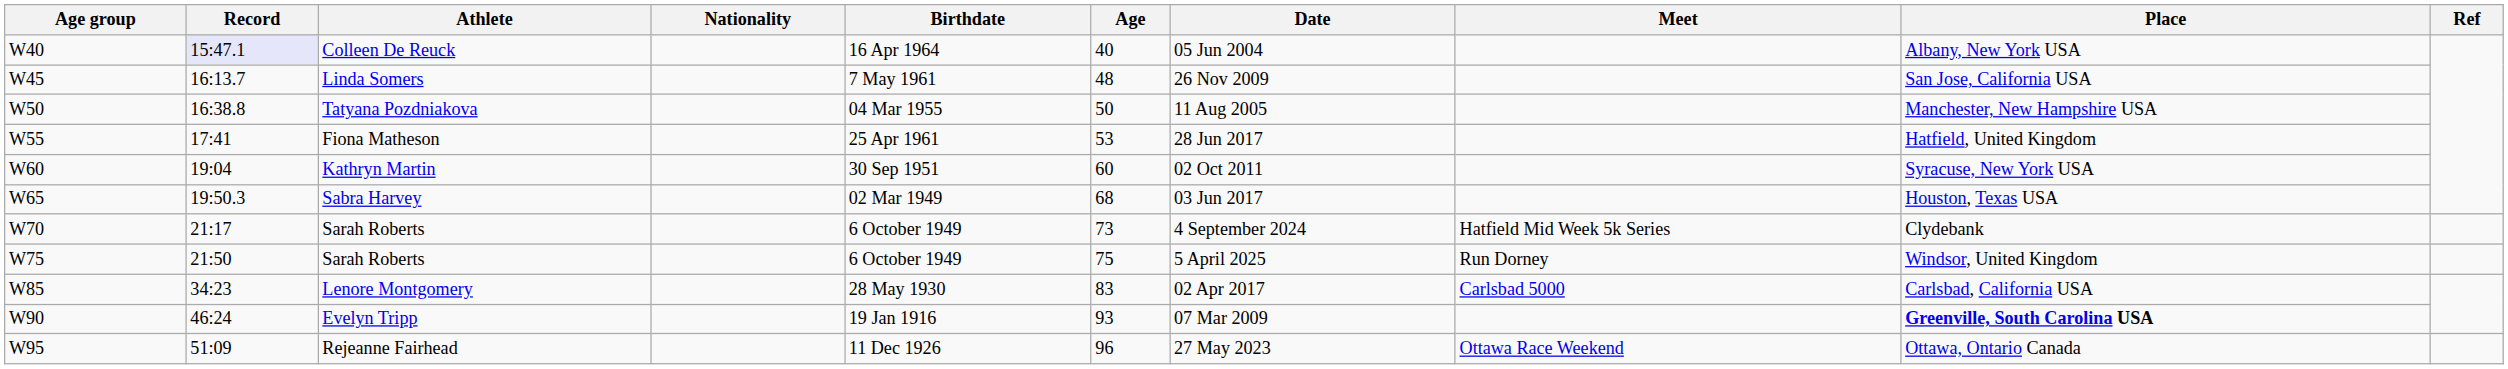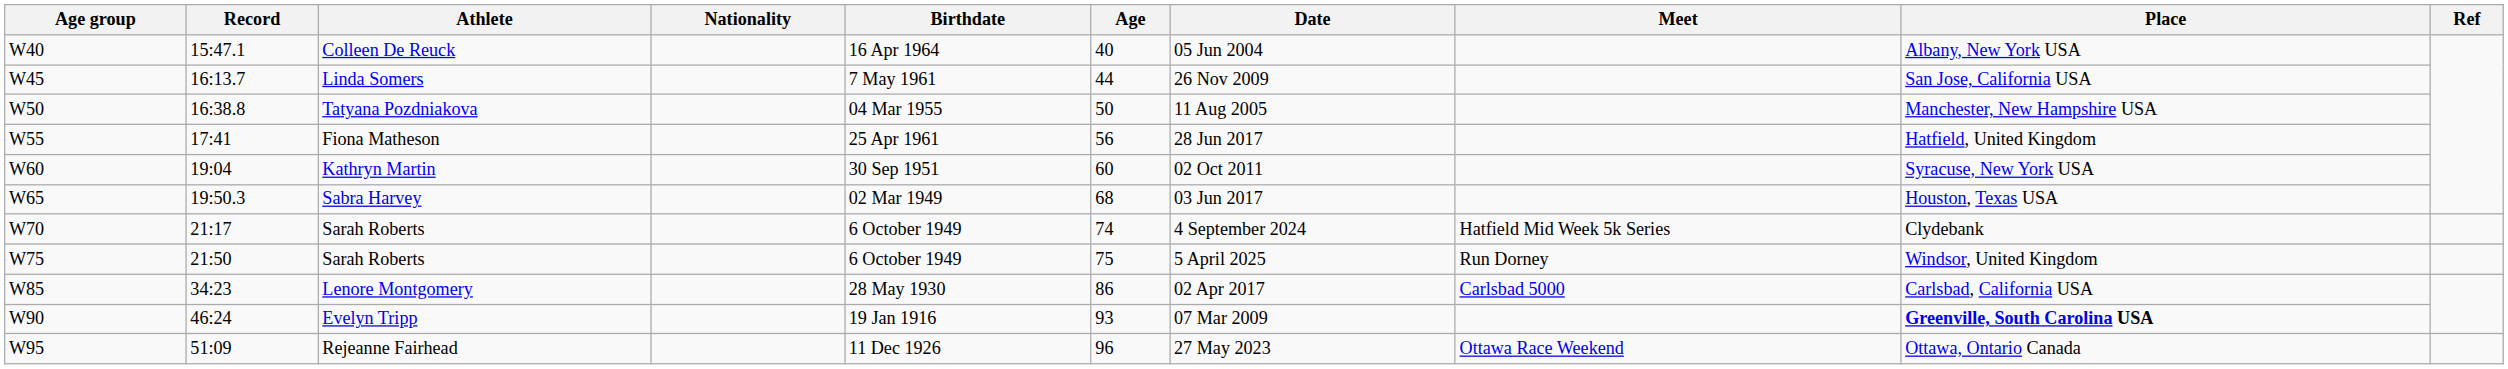(218, 49) lavender background -> (218, 49) no background
(1104, 79) 48 -> (1104, 79) 44
(1104, 139) 53 -> (1104, 139) 56
(1104, 229) 73 -> (1104, 229) 74
(1104, 289) 83 -> (1104, 289) 86
